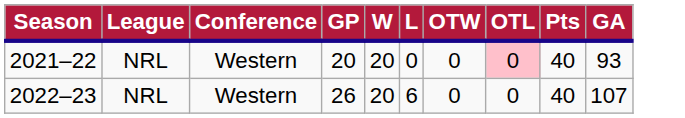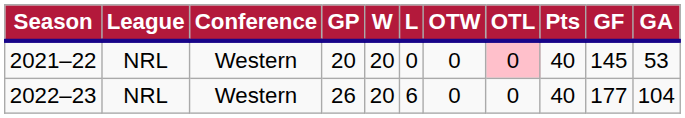+ column: (609, 22)
(609, 60) 93 -> (656, 60) 53
(609, 95) 107 -> (656, 95) 104
